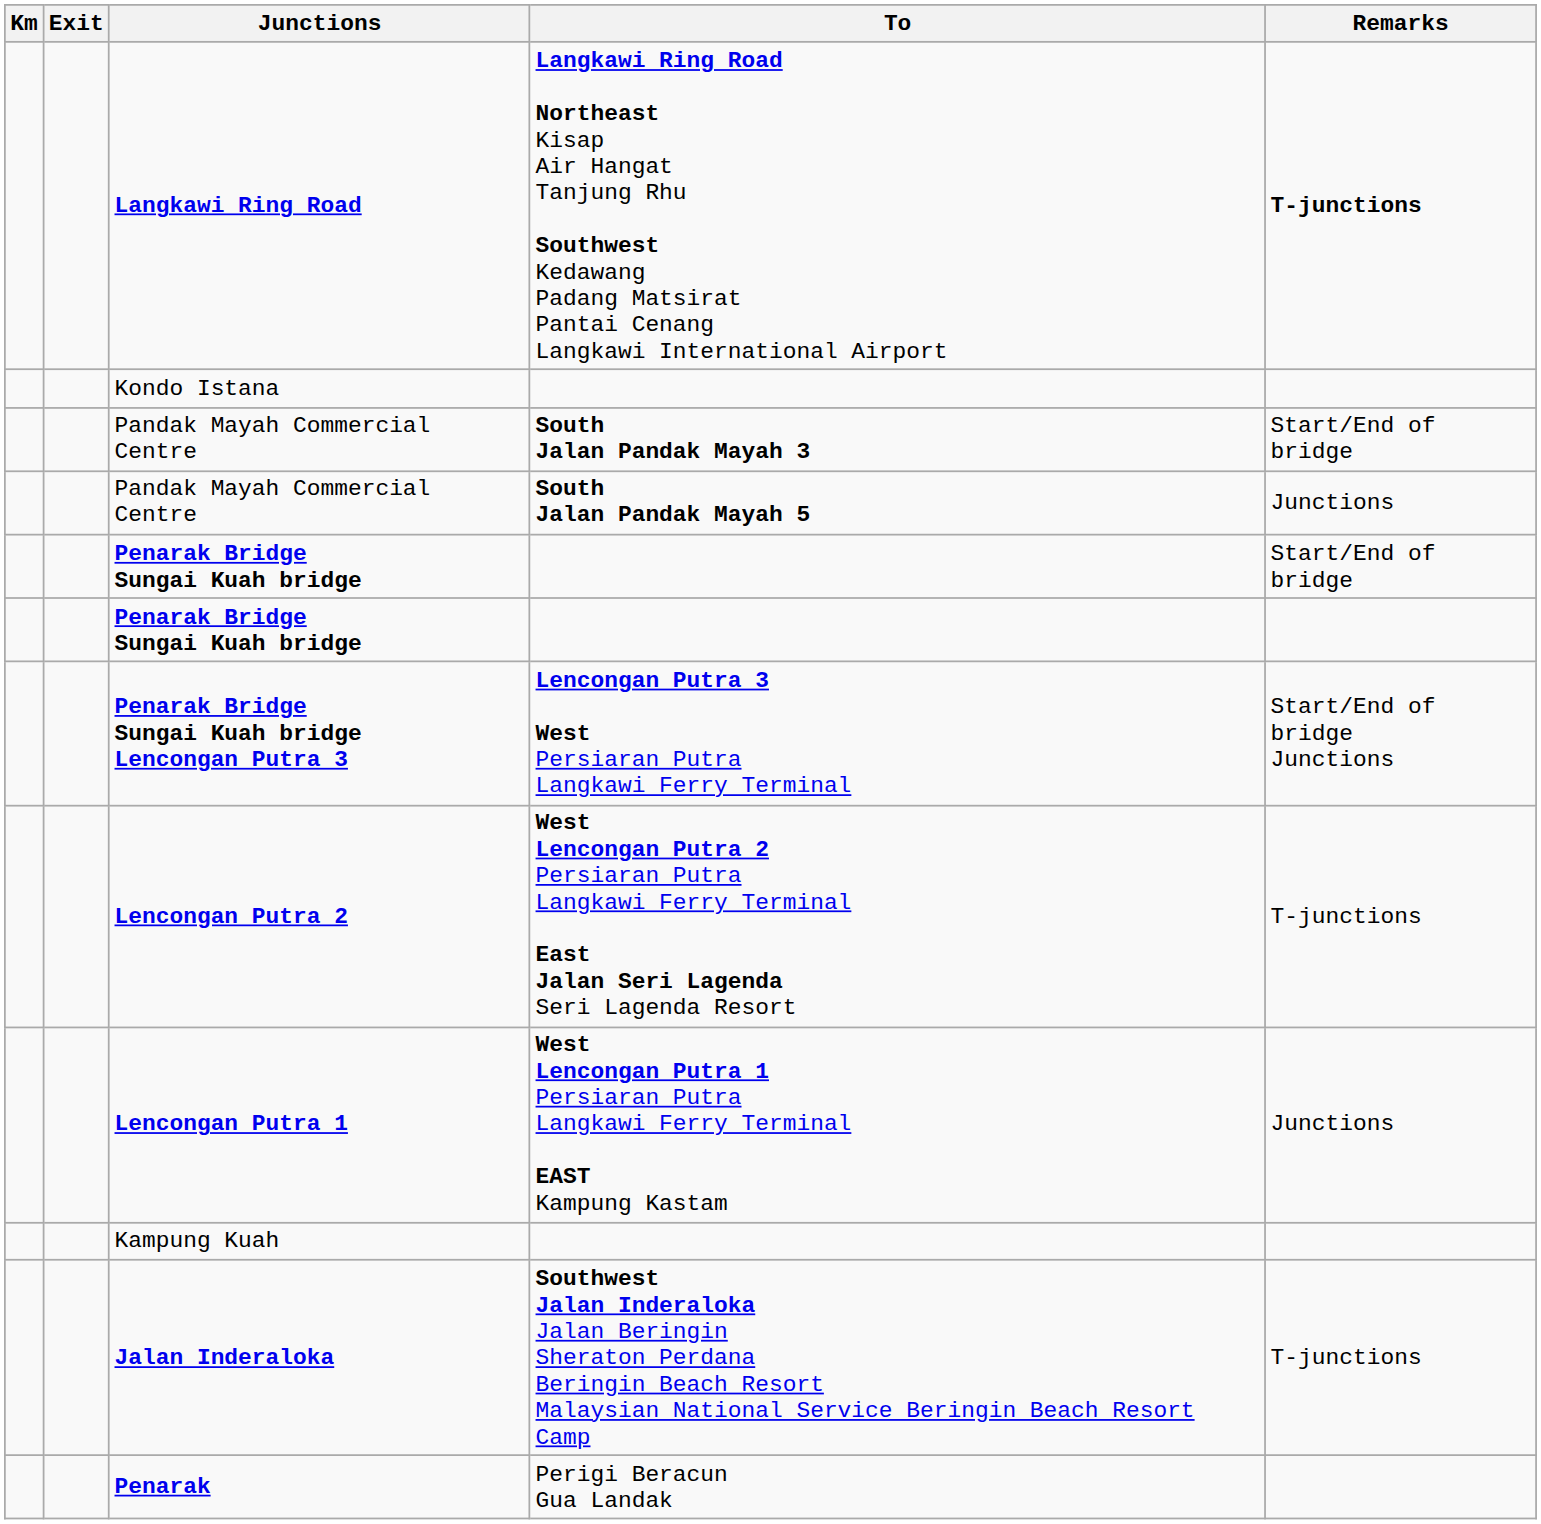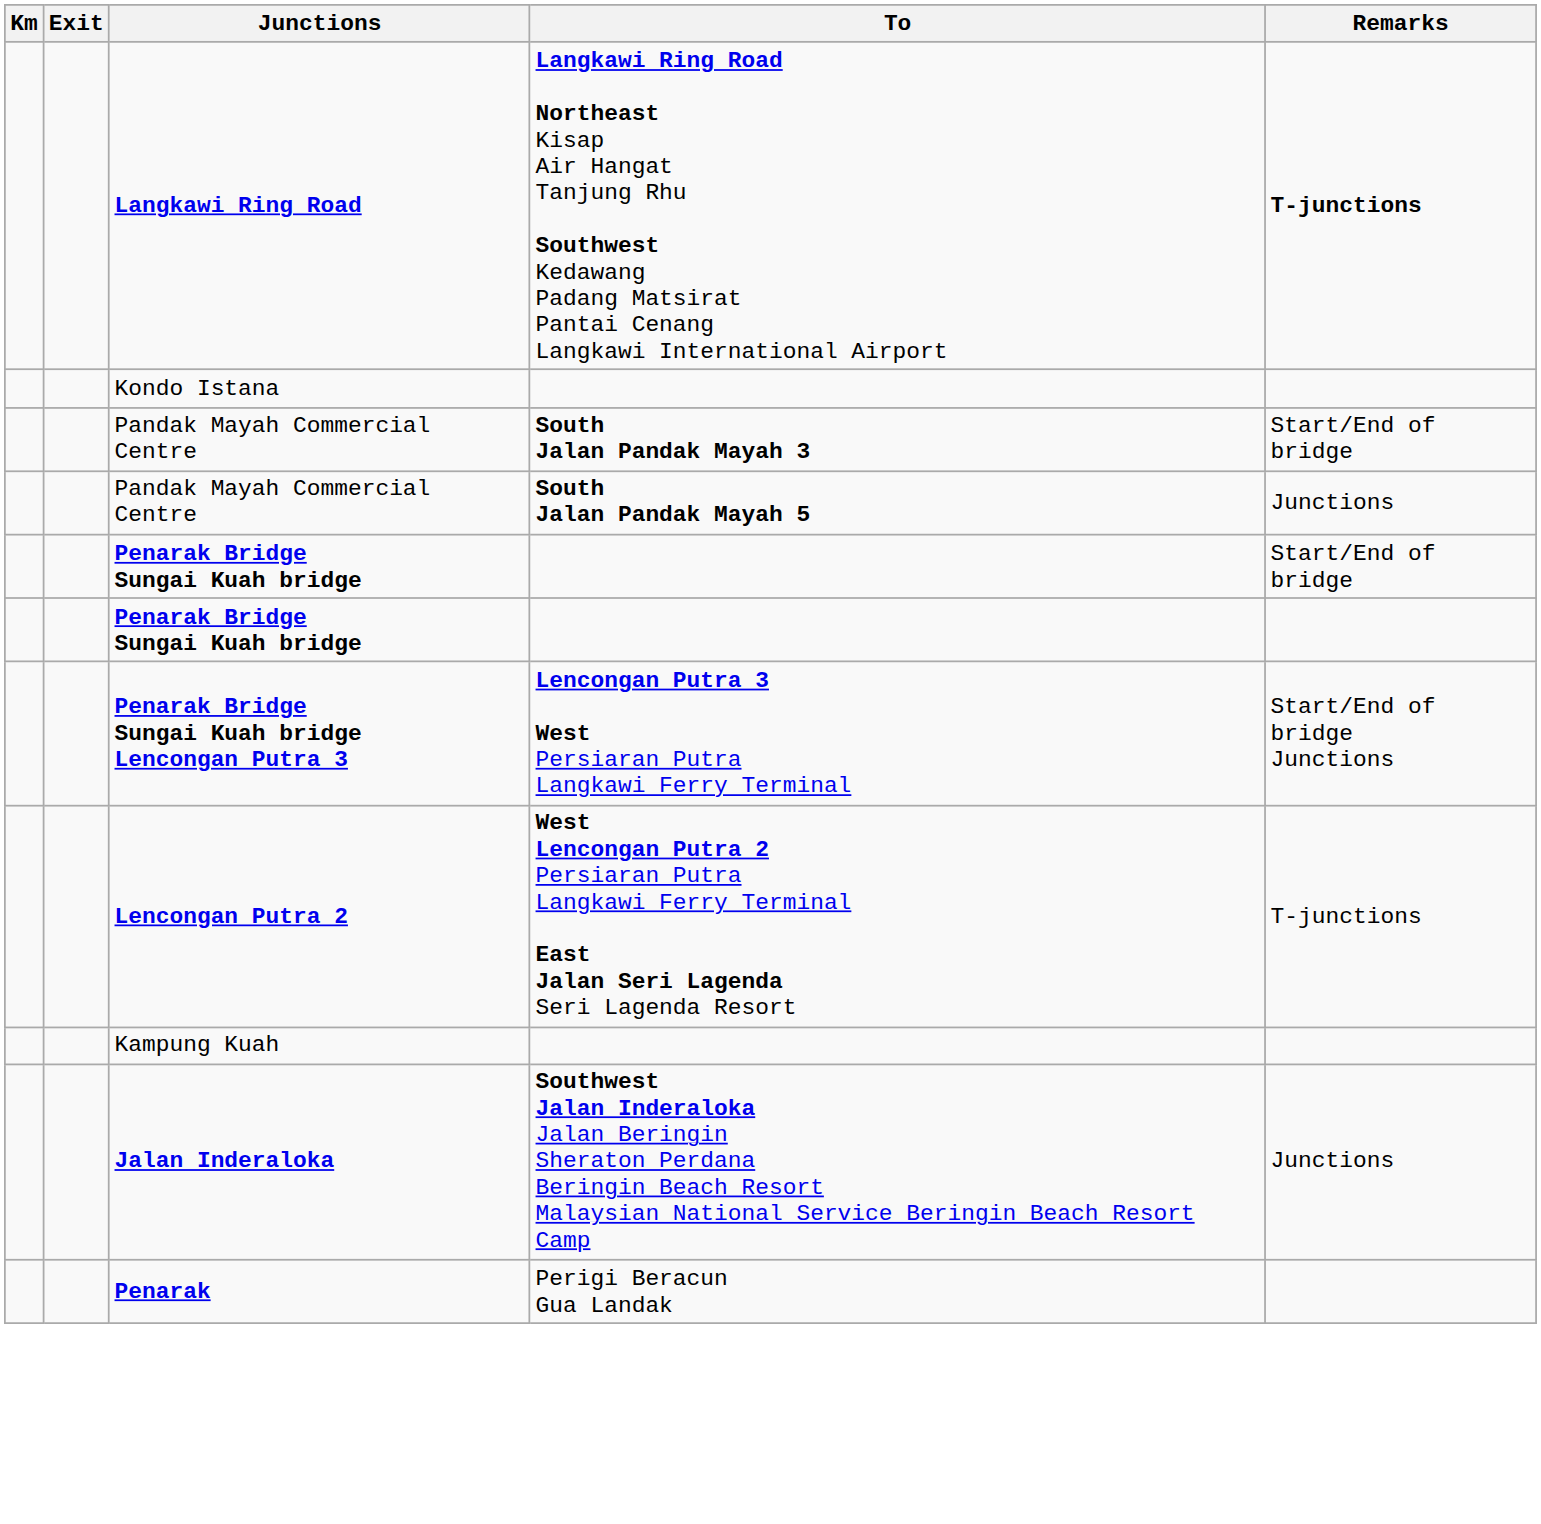- row: (231, 1125)
(1346, 1358) T-junctions -> (1332, 1162) Junctions
